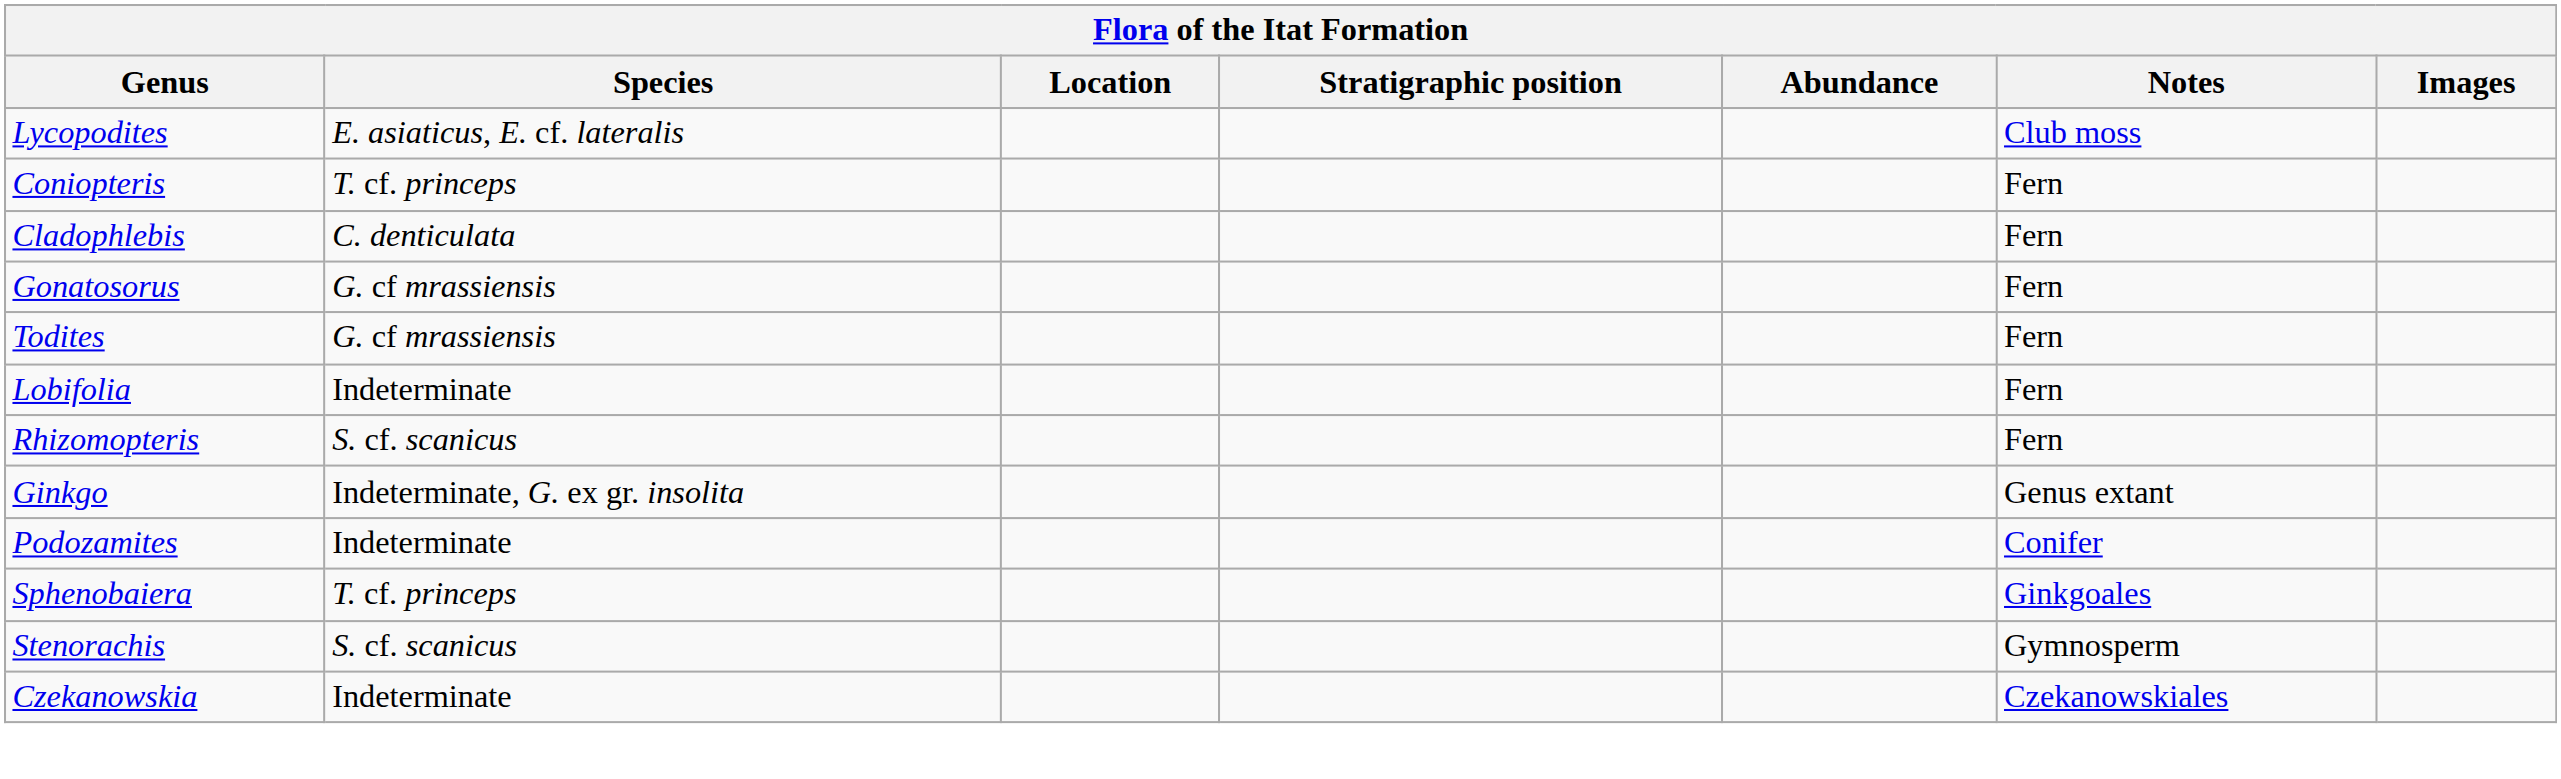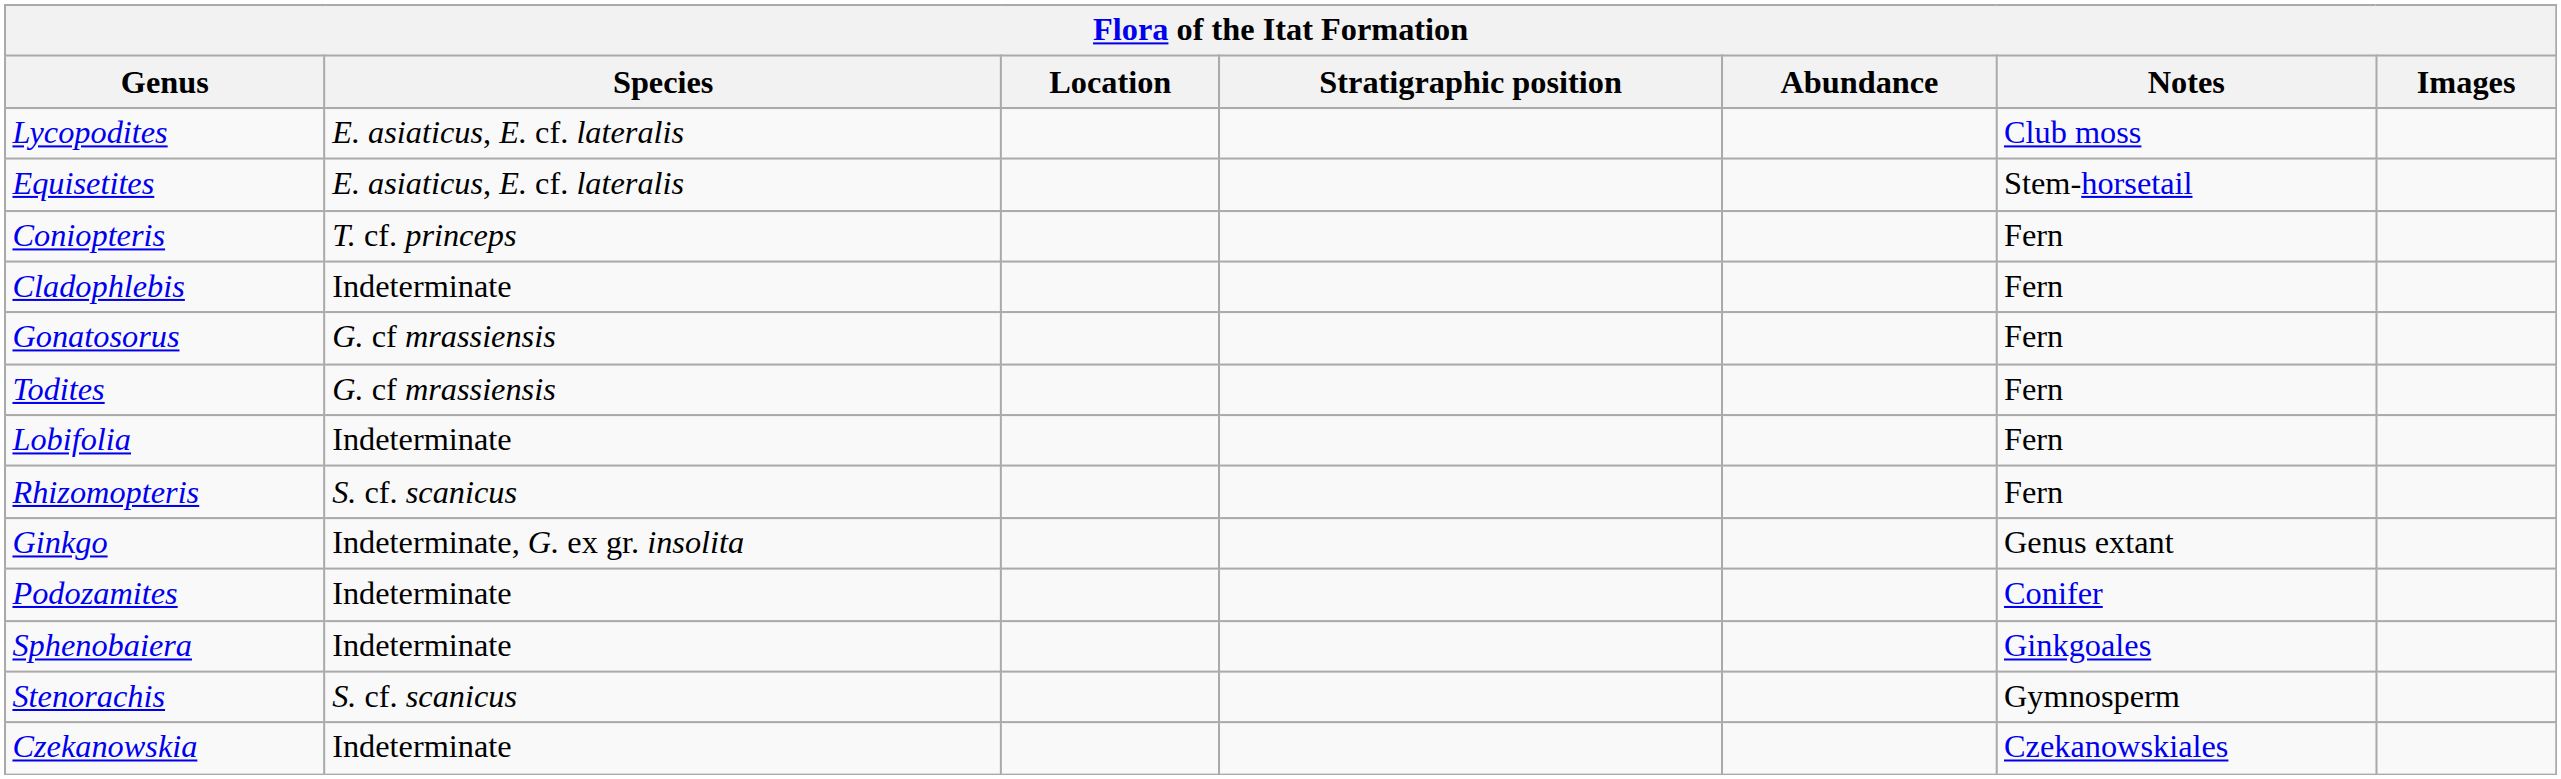+ row: (83, 183)
(424, 235) C. denticulata -> (422, 286) Indeterminate
(424, 593) T. cf. princeps -> (422, 645) Indeterminate
